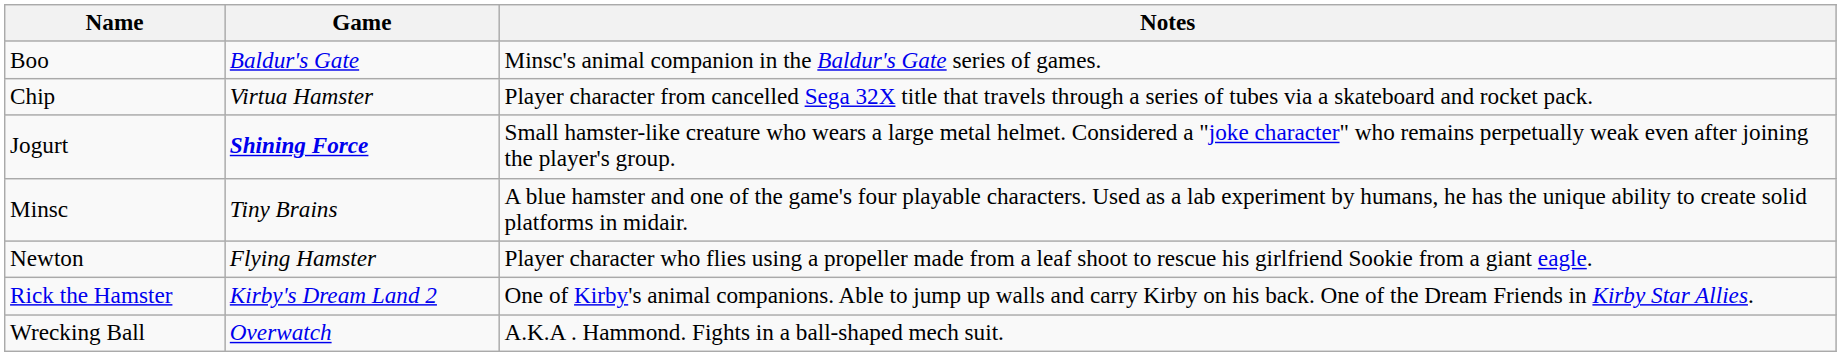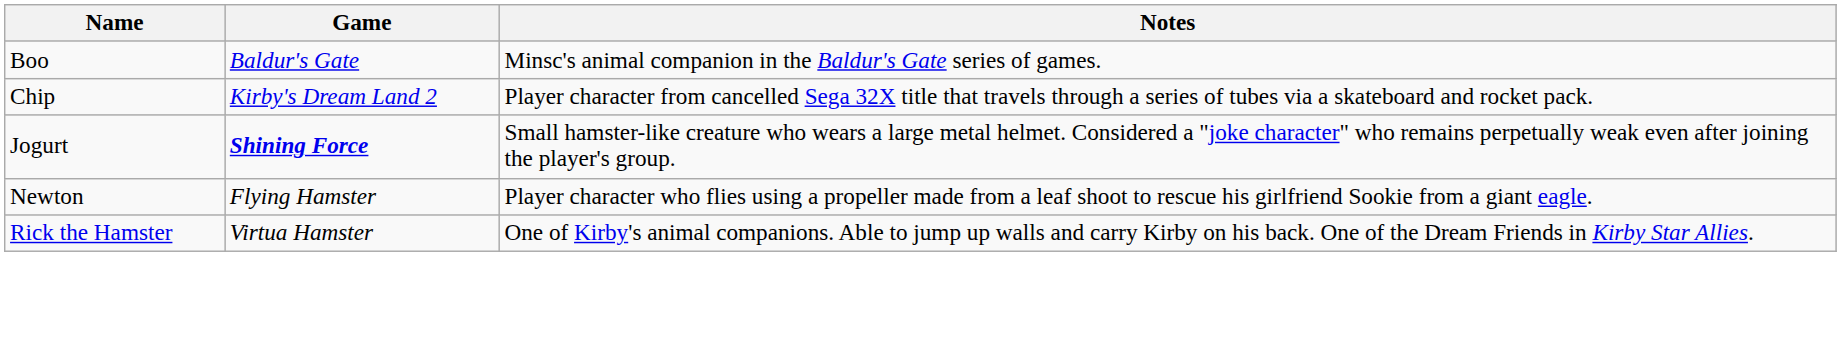(301, 96) Virtua Hamster -> (333, 96) Kirby's Dream Land 2
- row: (39, 209)
(333, 295) Kirby's Dream Land 2 -> (301, 232) Virtua Hamster
- row: (78, 332)
